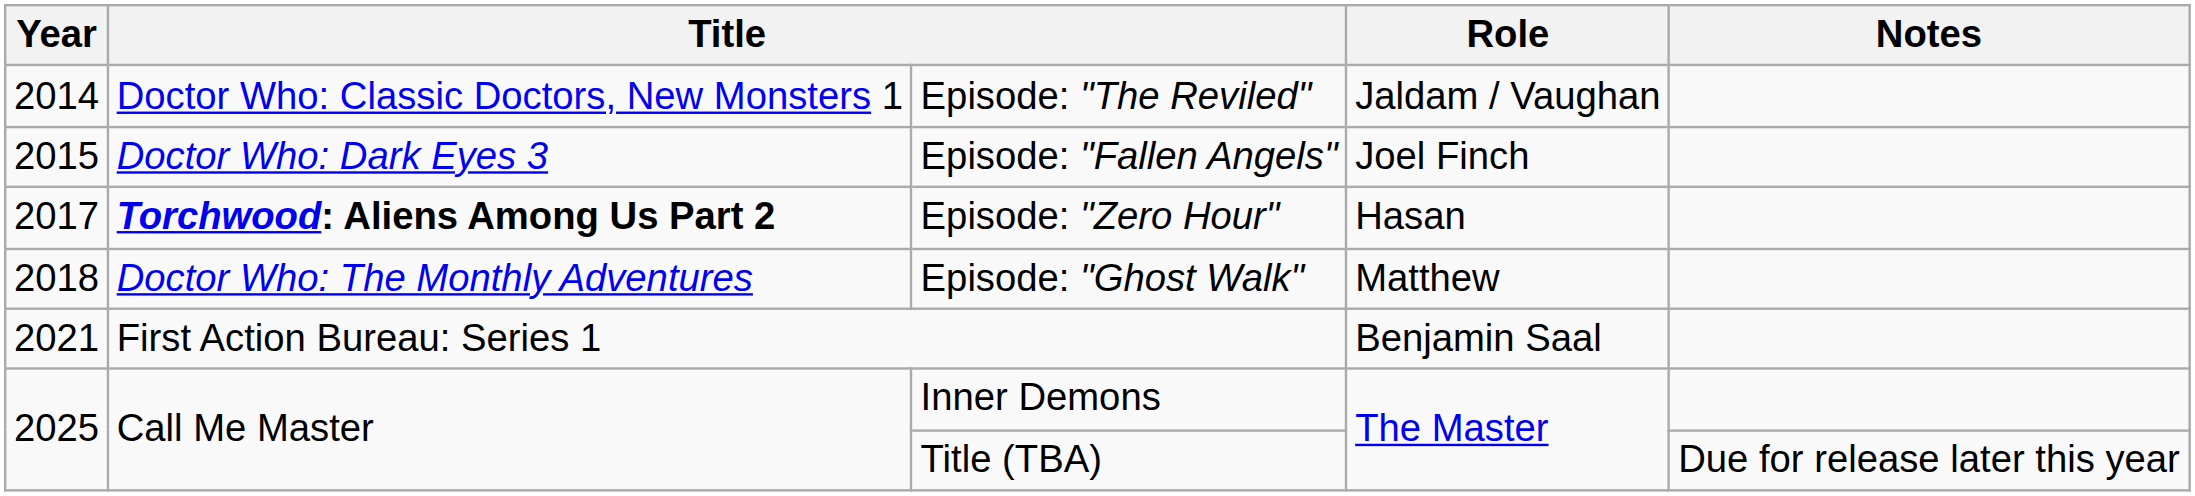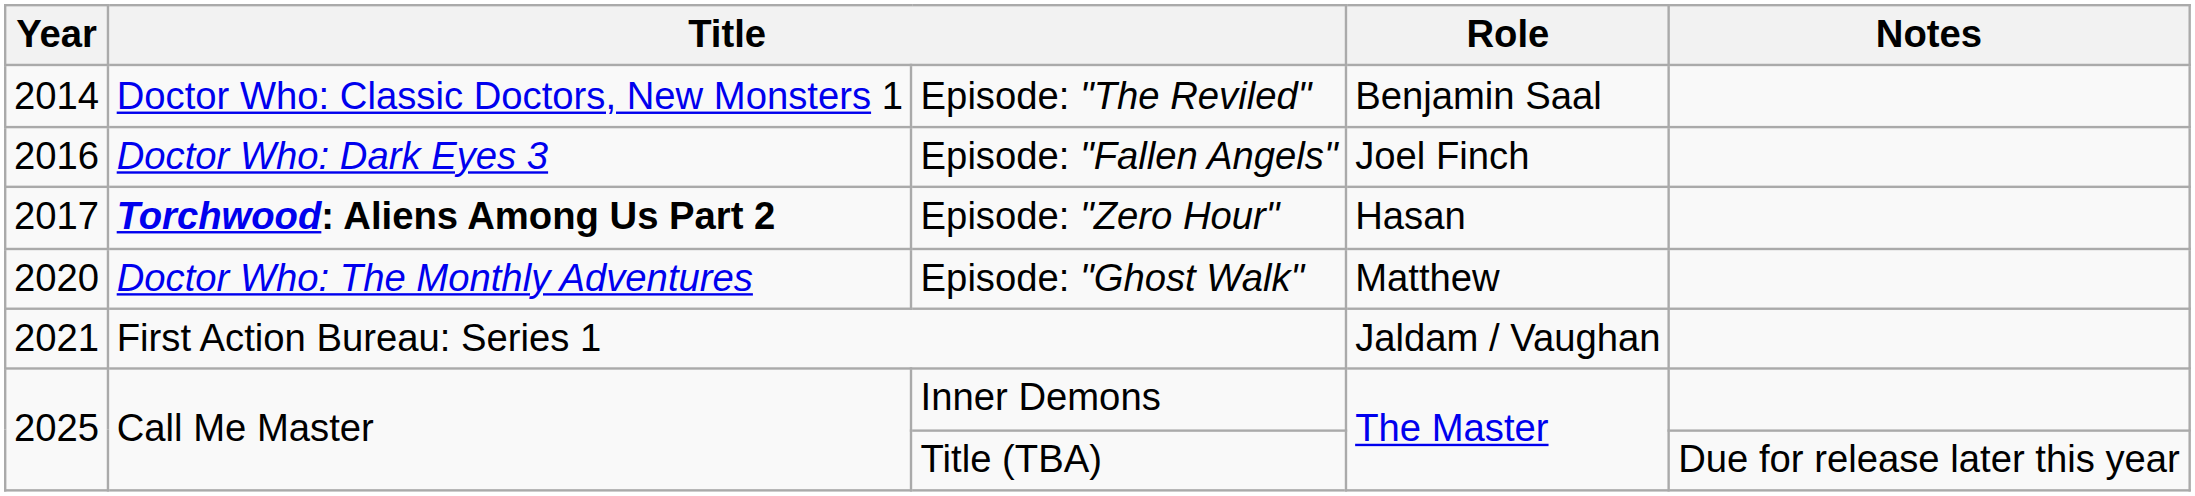(1508, 95) Jaldam / Vaughan -> (1478, 95) Benjamin Saal
(57, 156) 2015 -> (57, 156) 2016
(57, 277) 2018 -> (57, 277) 2020
(1478, 338) Benjamin Saal -> (1508, 338) Jaldam / Vaughan
